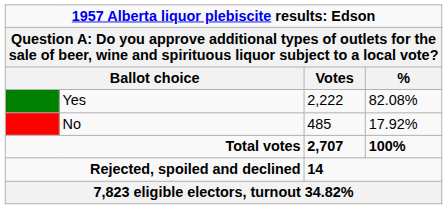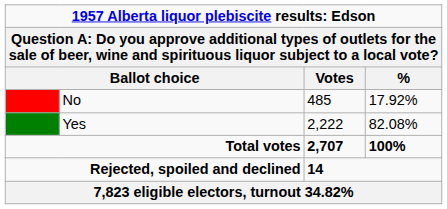rows swapped: (74, 101) <-> (72, 123)
